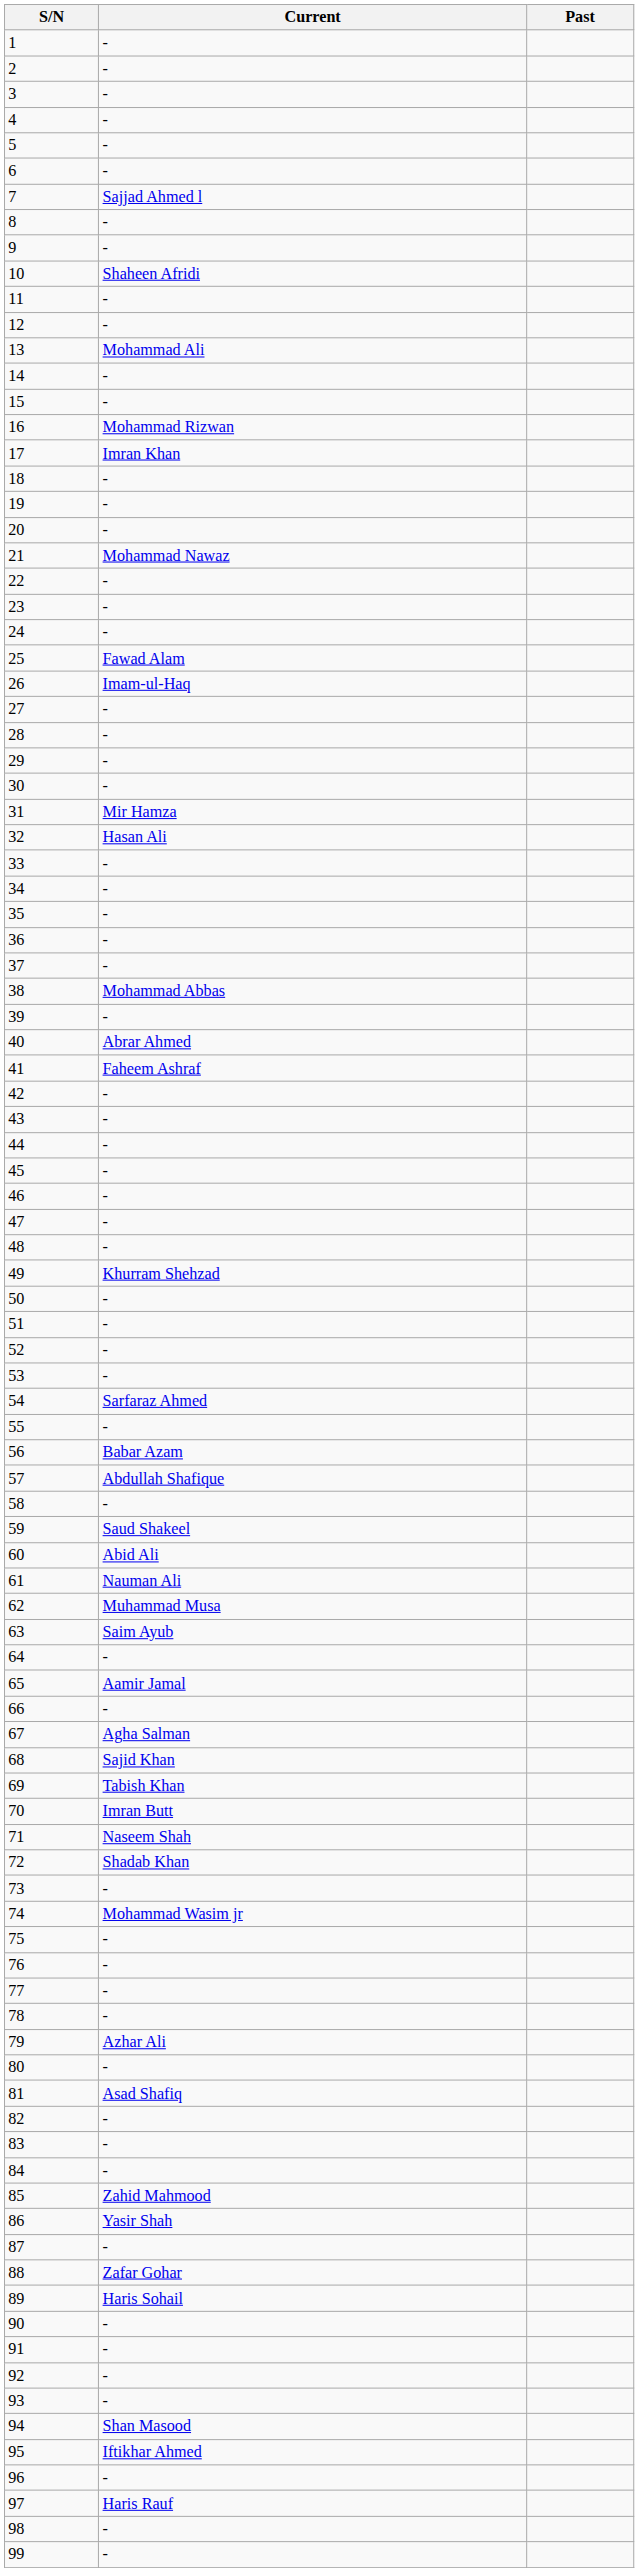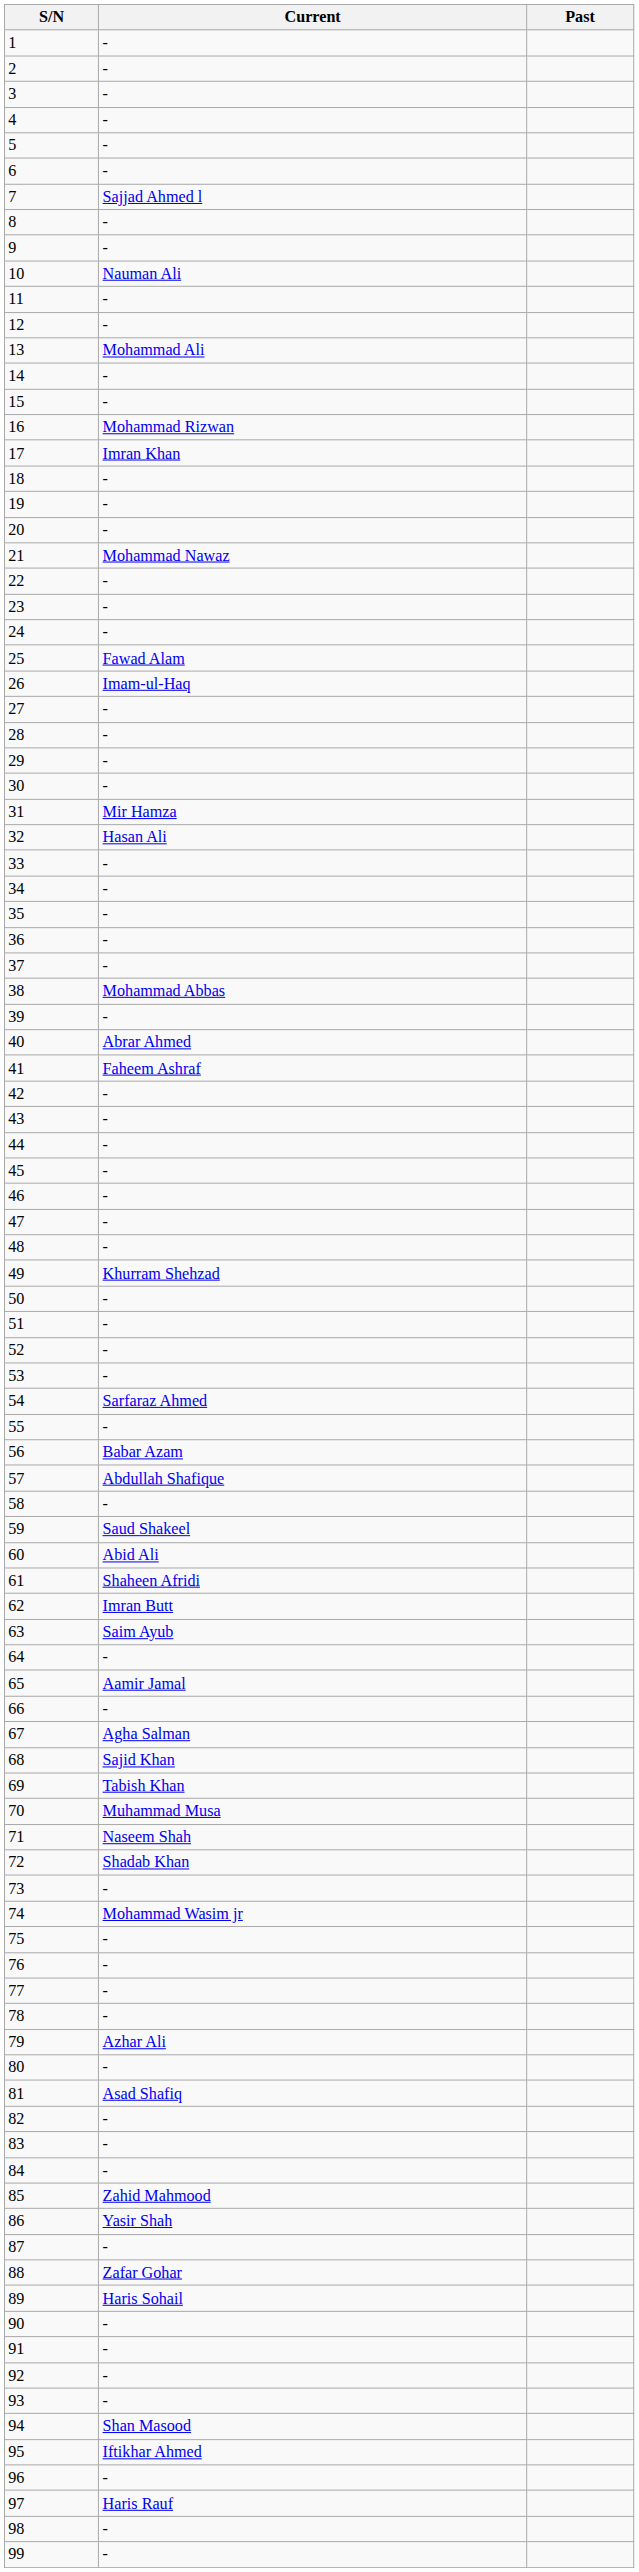(151, 273) Shaheen Afridi -> (142, 273) Nauman Ali
(142, 1580) Nauman Ali -> (151, 1580) Shaheen Afridi
(162, 1606) Muhammad Musa -> (138, 1606) Imran Butt
(138, 1811) Imran Butt -> (162, 1811) Muhammad Musa
